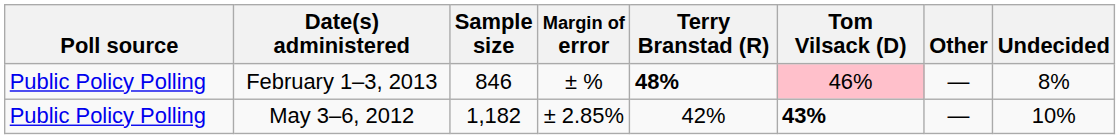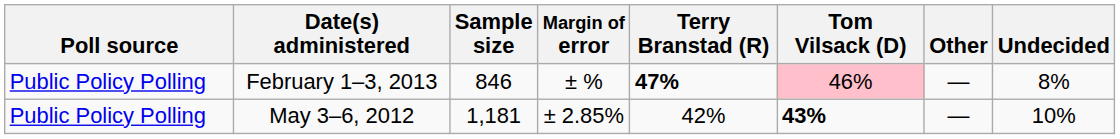(657, 81) 48% -> (657, 81) 47%
(494, 116) 1,182 -> (494, 116) 1,181
